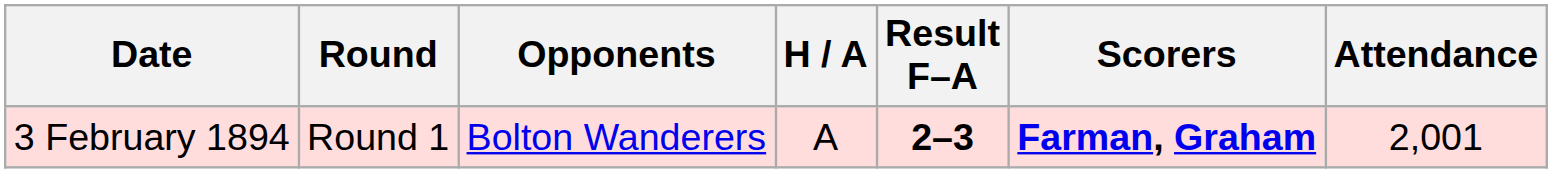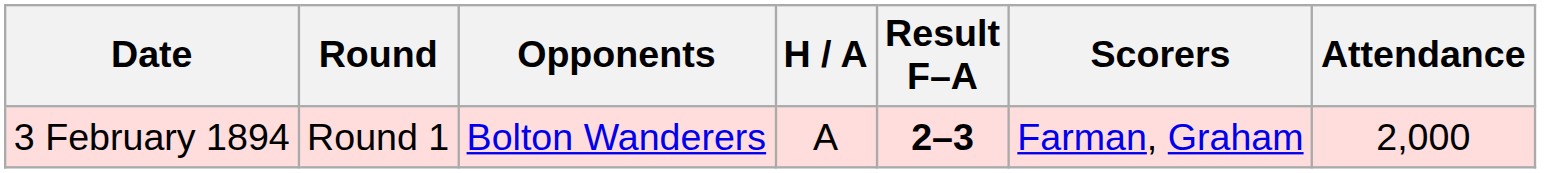(1167, 136) bold -> (1160, 136) normal
(1436, 136) 2,001 -> (1423, 136) 2,000
